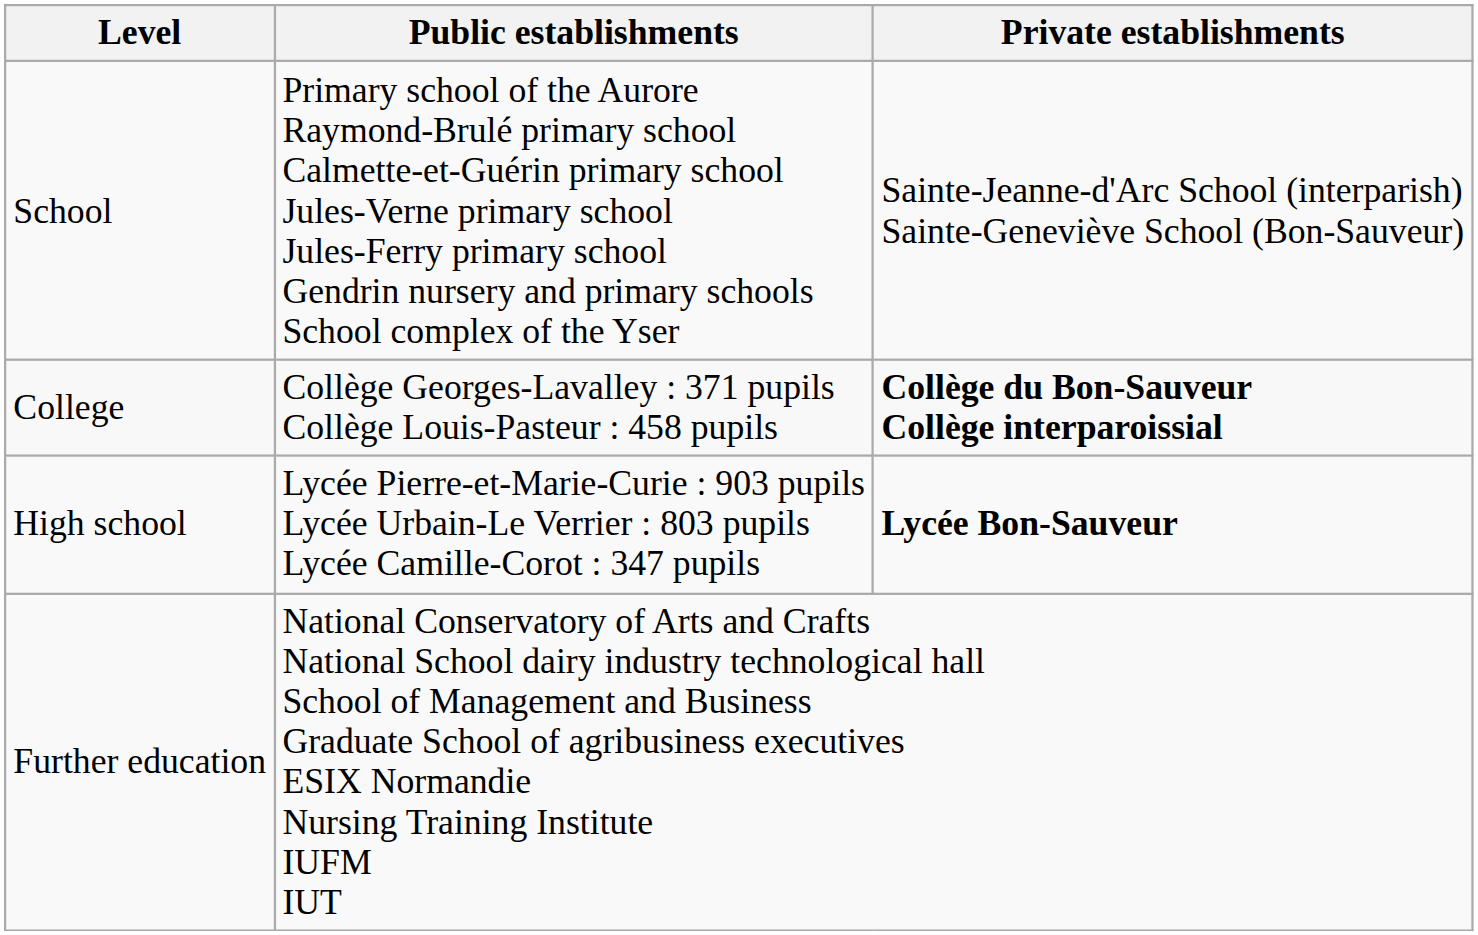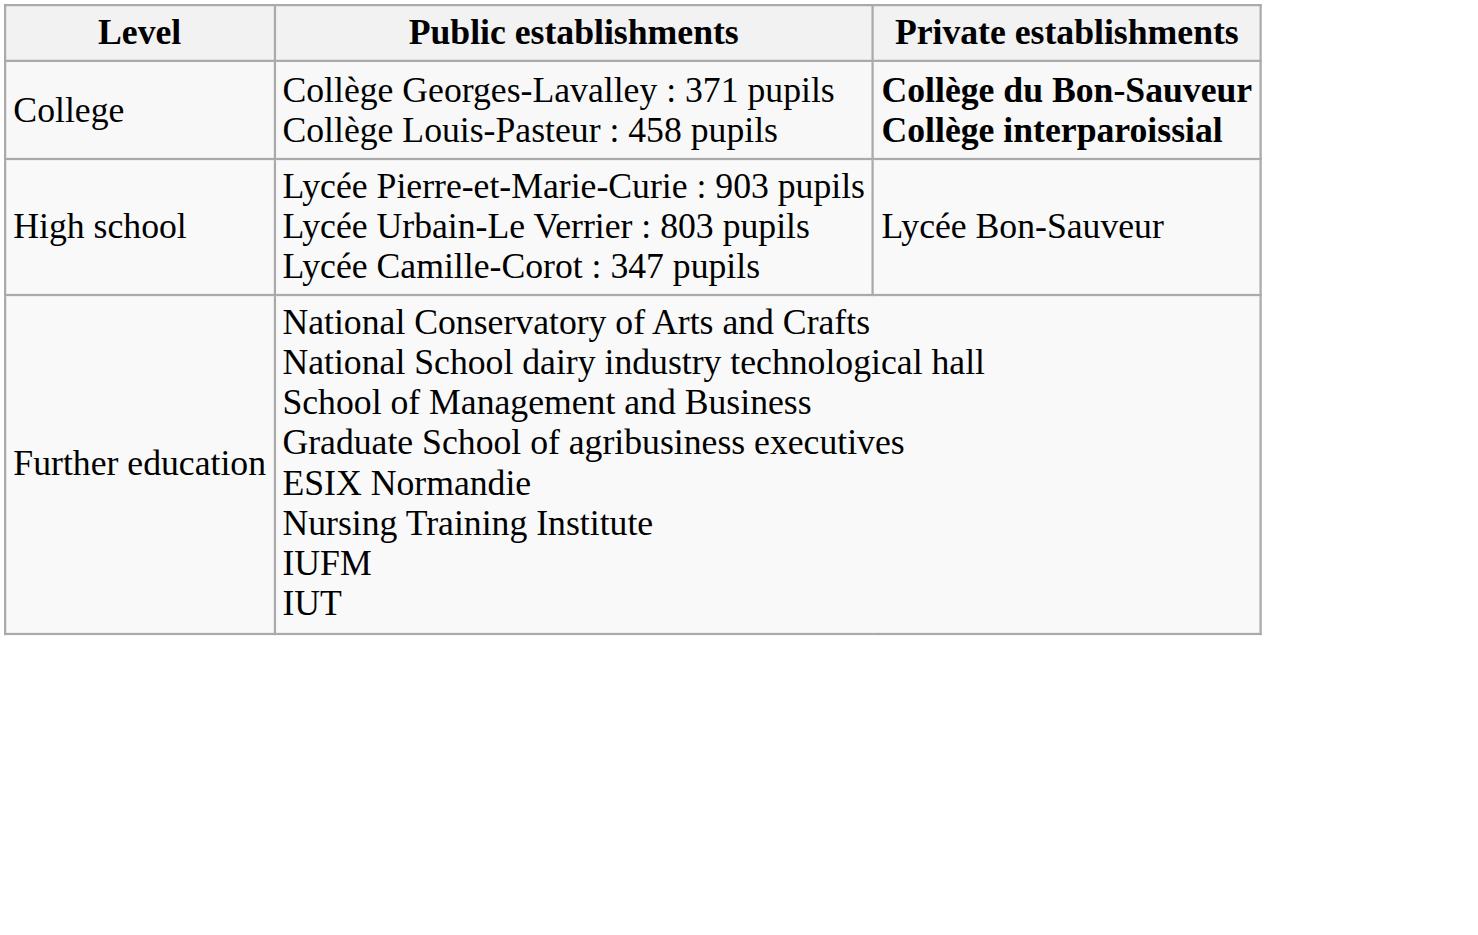- row: (63, 209)
(1030, 523) bold -> (1023, 226) normal
